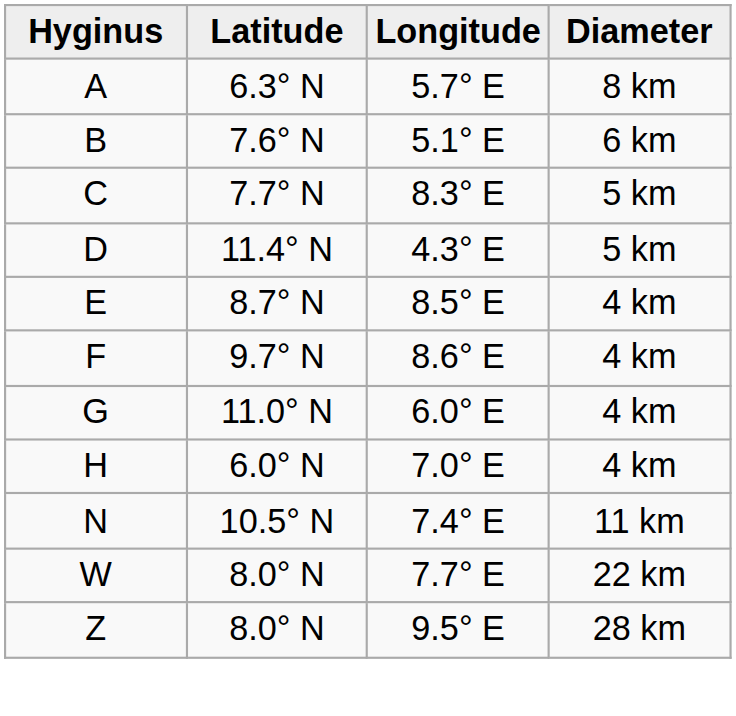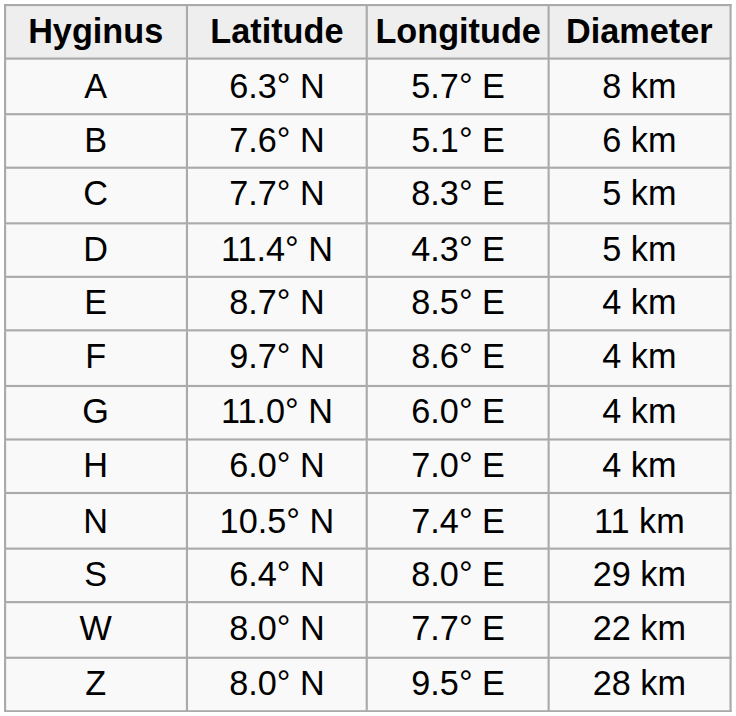+ row: (96, 574)
